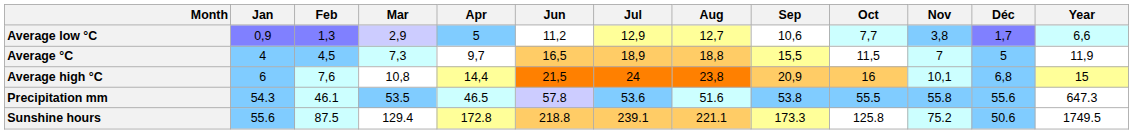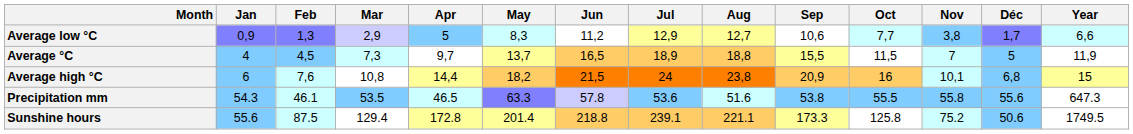+ column: (519, 14)
